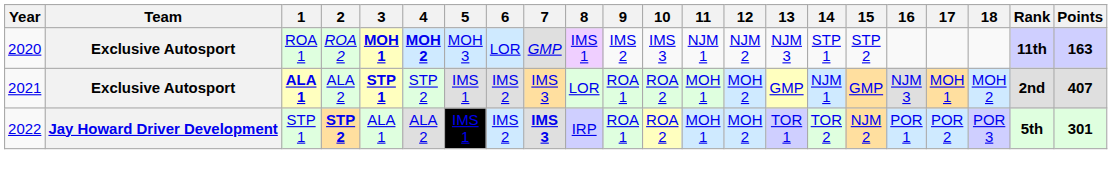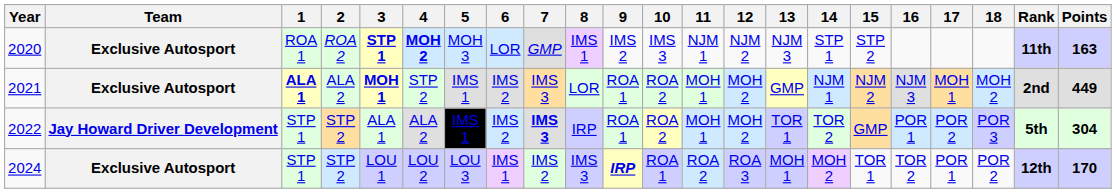(381, 48) MOH 1 -> (381, 48) STP 1
(381, 88) STP 1 -> (381, 88) MOH 1
(866, 88) GMP -> (871, 88) NJM 2
(1080, 88) 407 -> (1085, 88) 449
(341, 128) bold -> (341, 128) normal
(866, 128) NJM 2 -> (871, 128) GMP
(1080, 128) 301 -> (1085, 128) 304
+ row: (25, 168)
